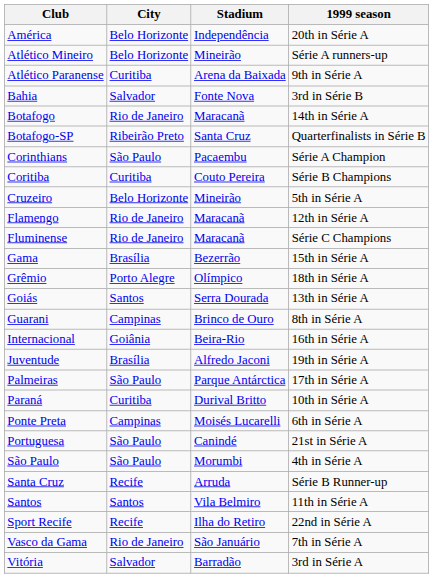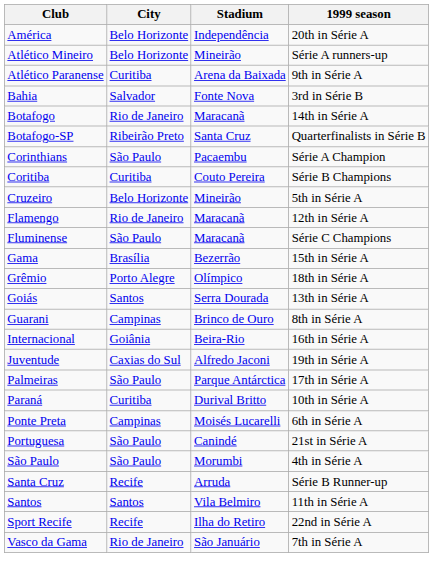(147, 237) Rio de Janeiro -> (135, 237) São Paulo
(129, 359) Brasília -> (145, 359) Caxias do Sul
- row: (25, 562)
